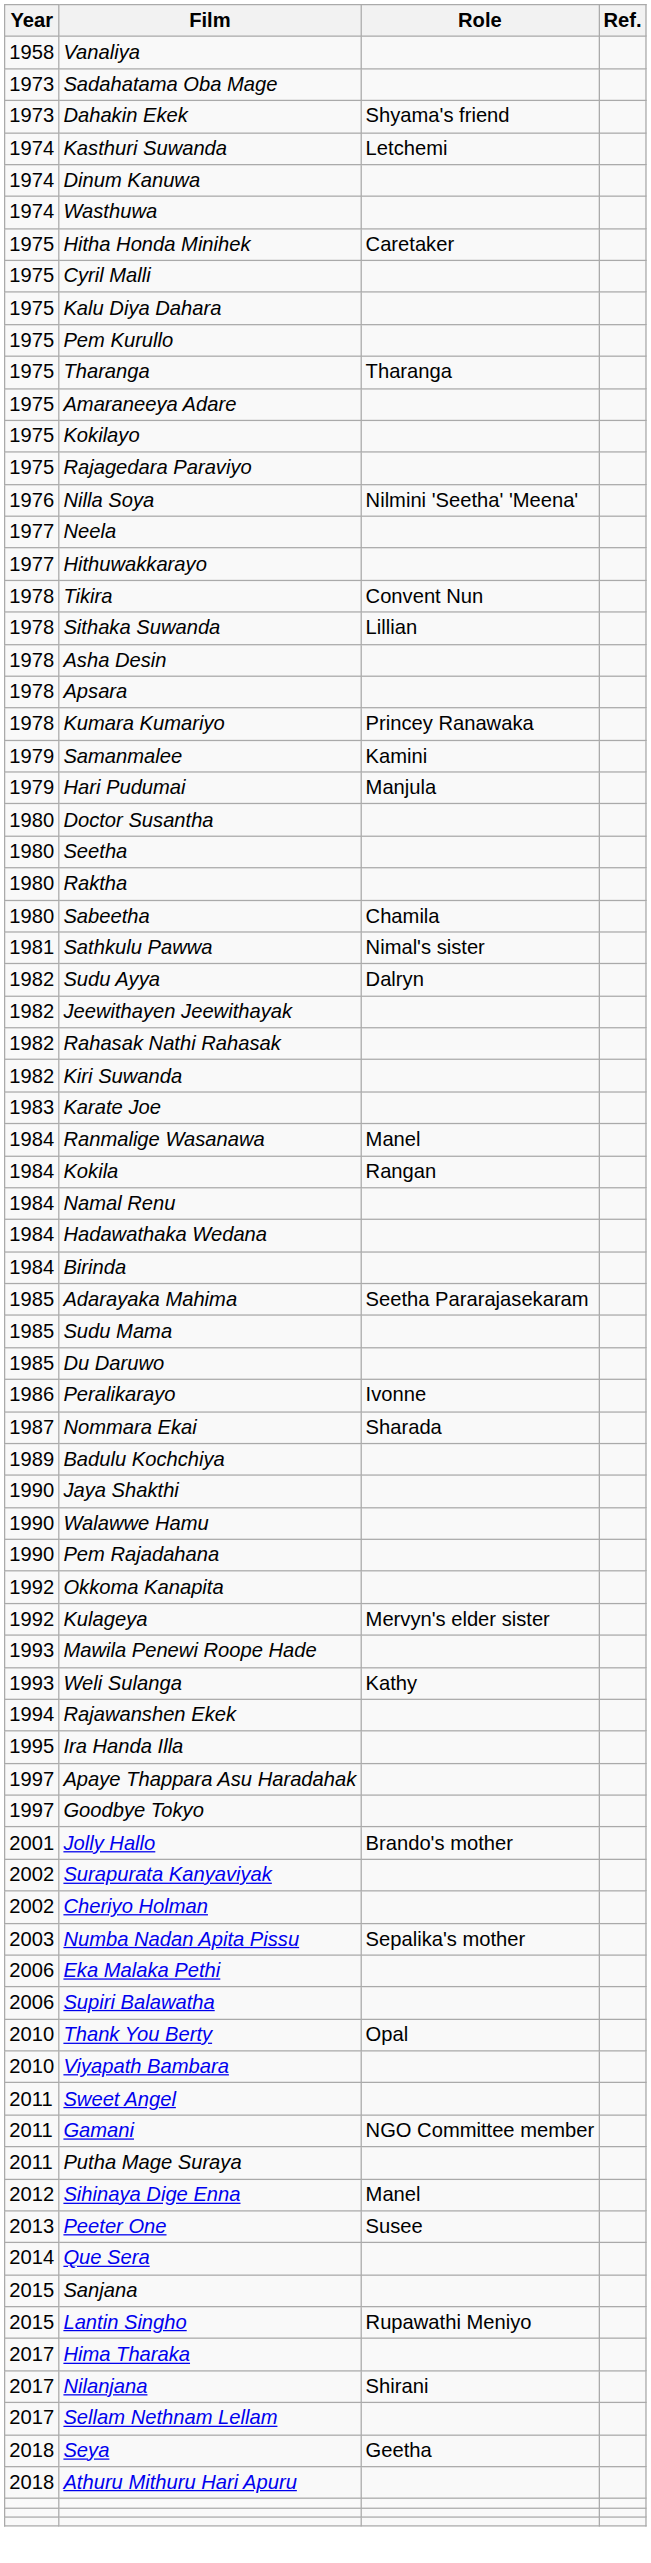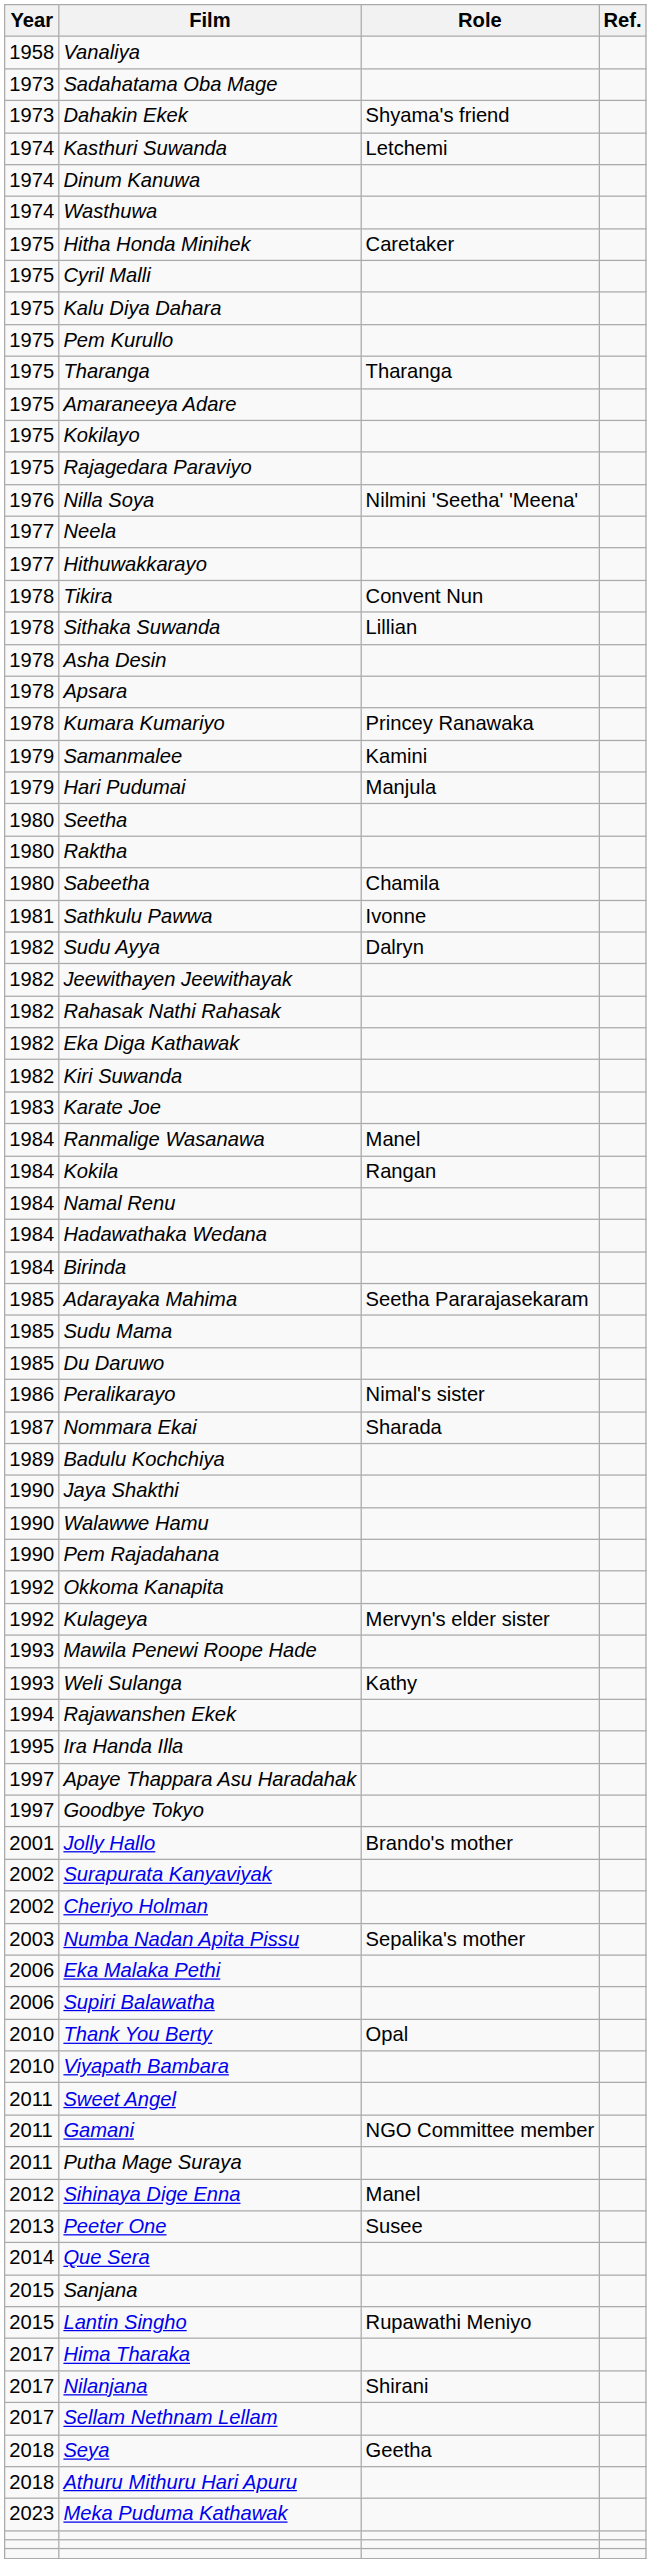- row: (32, 819)
(425, 947) Nimal's sister -> (396, 915) Ivonne
+ row: (32, 1043)
(396, 1395) Ivonne -> (425, 1395) Nimal's sister
+ row: (32, 2514)
